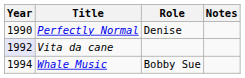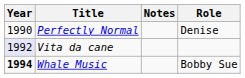columns swapped: (172, 13) <-> (222, 13)
(20, 64) normal -> (20, 64) bold
